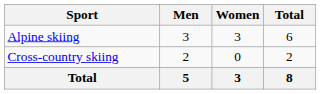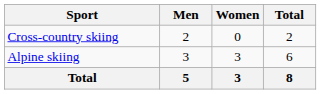rows swapped: (43, 36) <-> (63, 57)
